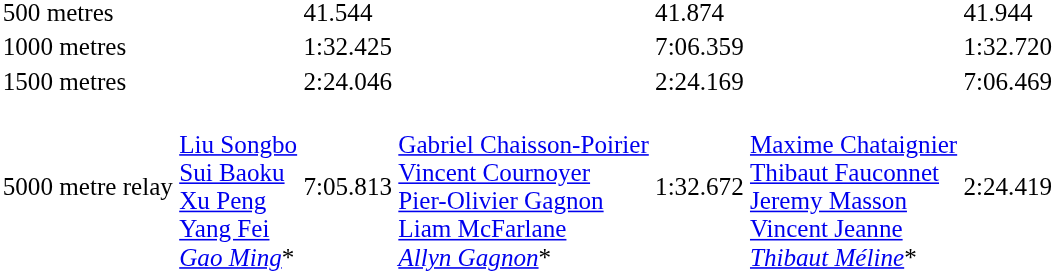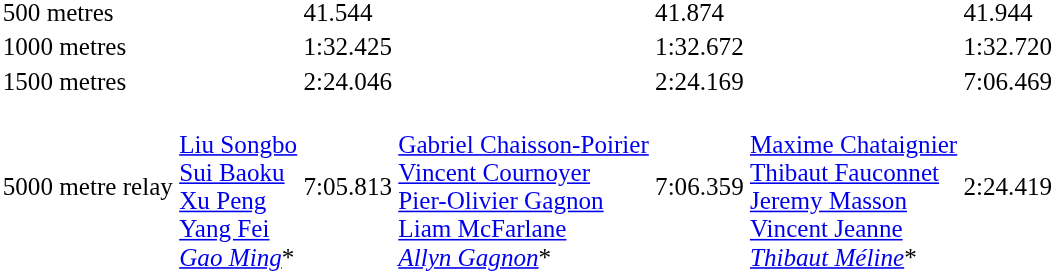(699, 47) 7:06.359 -> (699, 47) 1:32.672
(699, 186) 1:32.672 -> (699, 186) 7:06.359
